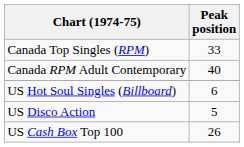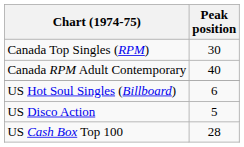(214, 49) 33 -> (214, 49) 30
(214, 132) 26 -> (214, 132) 28
